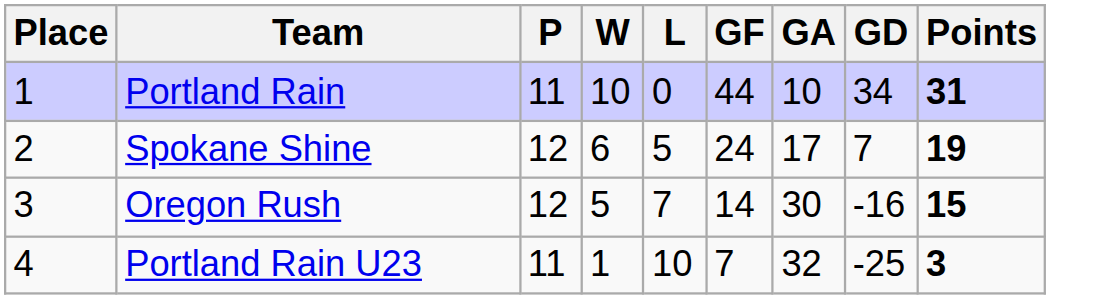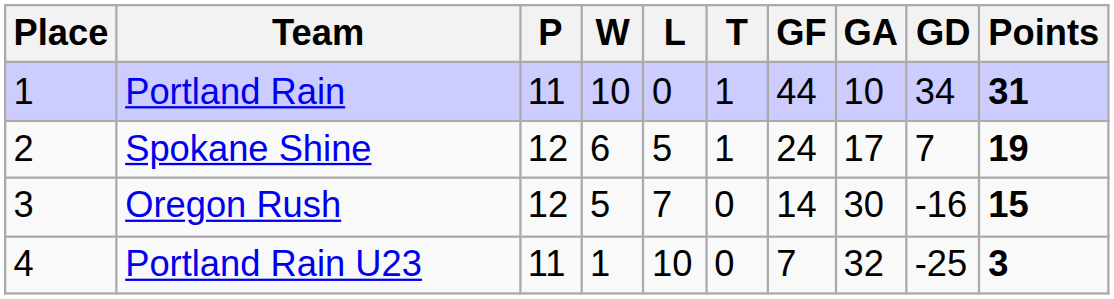+ column: (737, 33)
